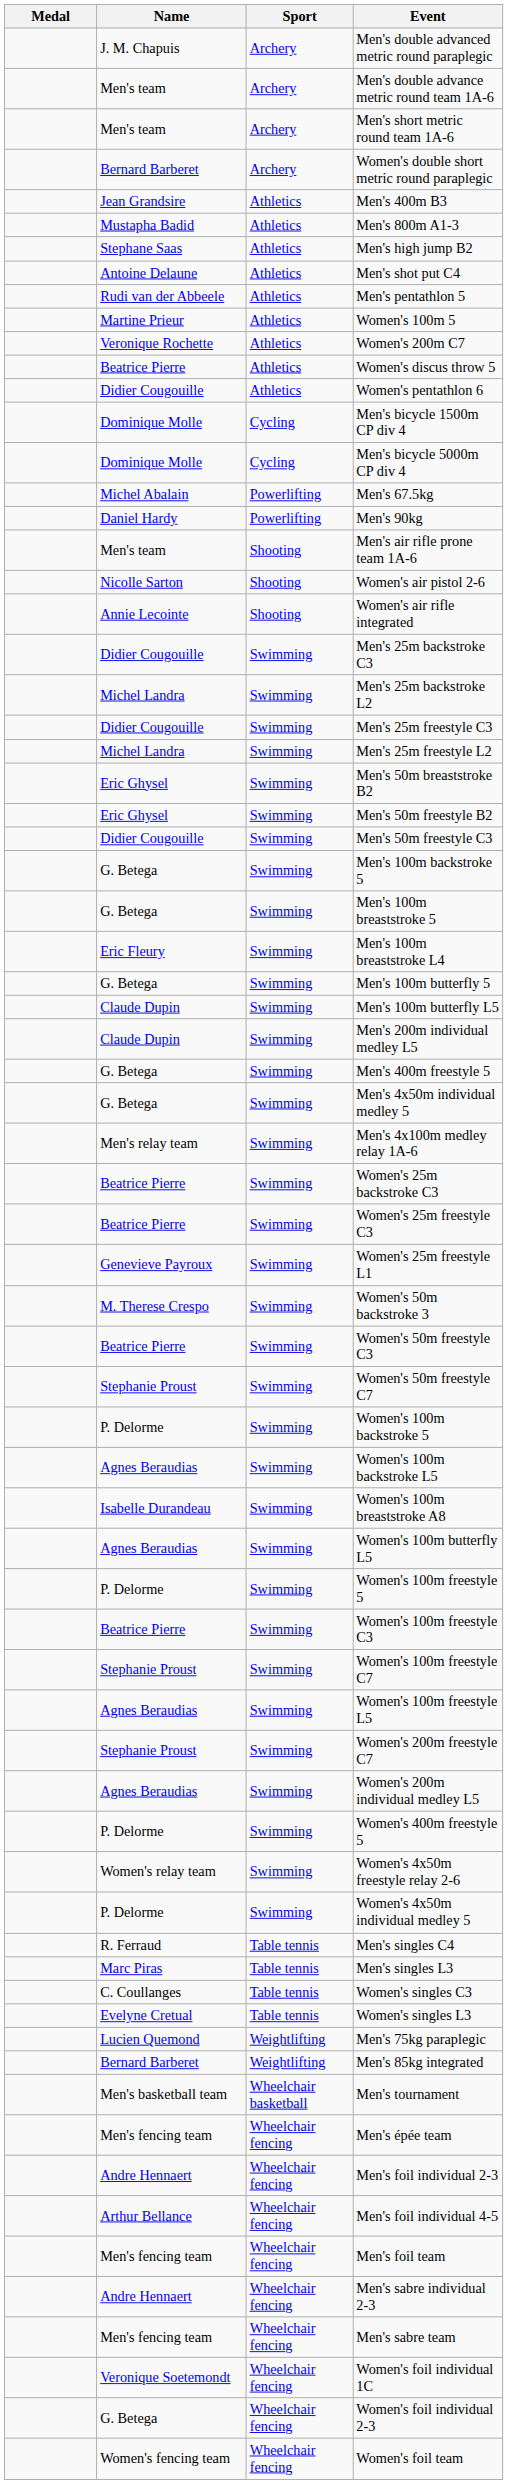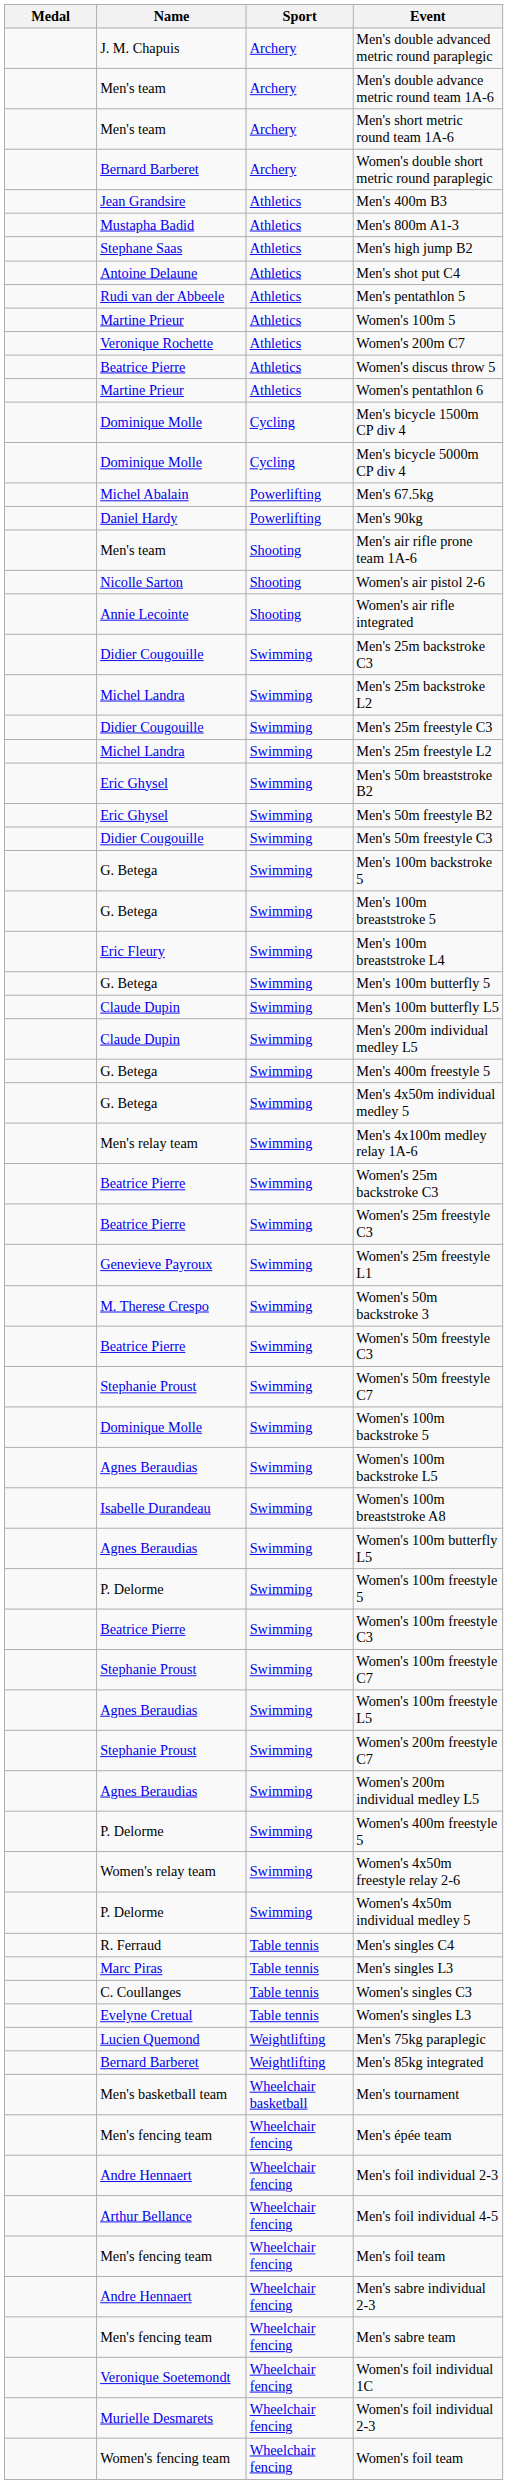(152, 390) Didier Cougouille -> (142, 390) Martine Prieur
(132, 1427) P. Delorme -> (151, 1427) Dominique Molle
(129, 2418) G. Betega -> (157, 2418) Murielle Desmarets
